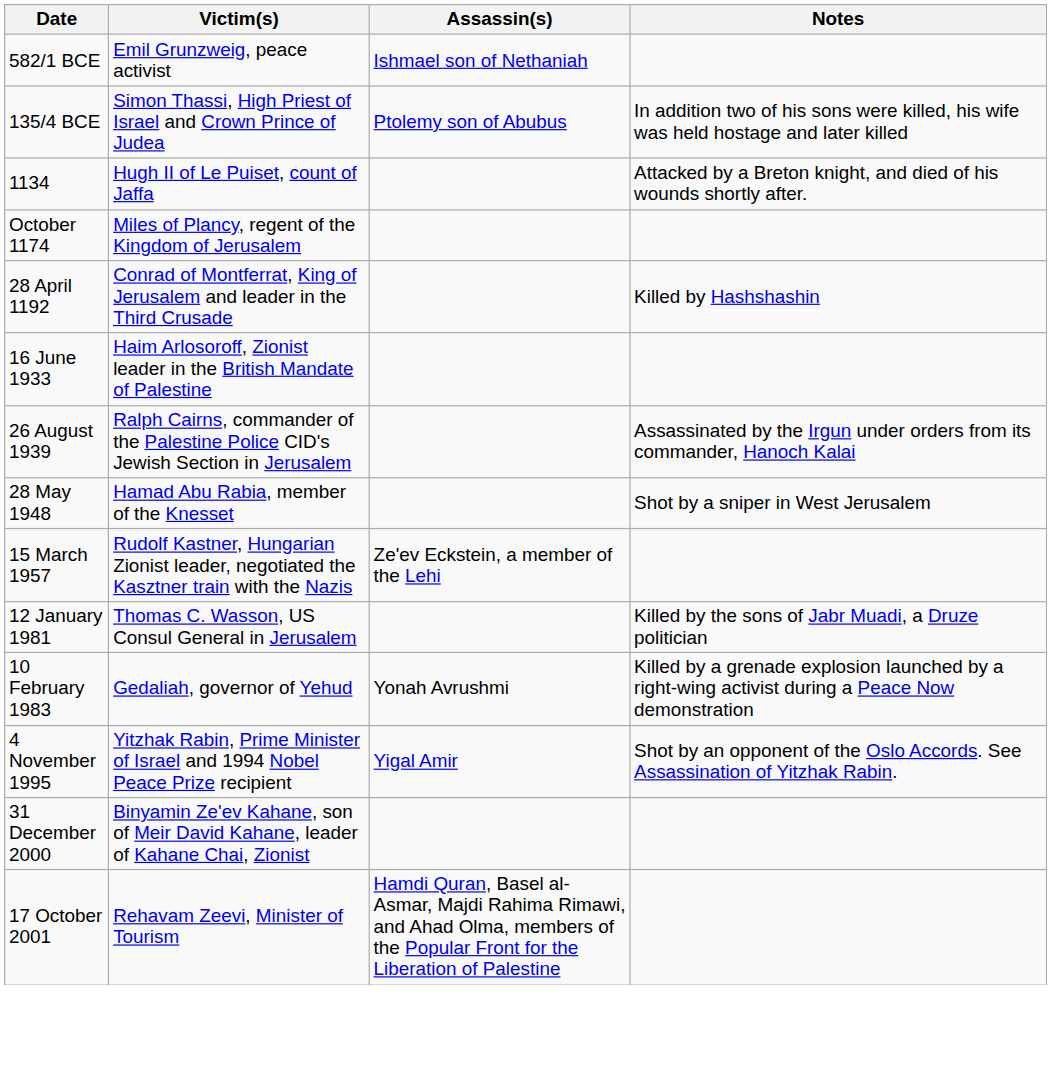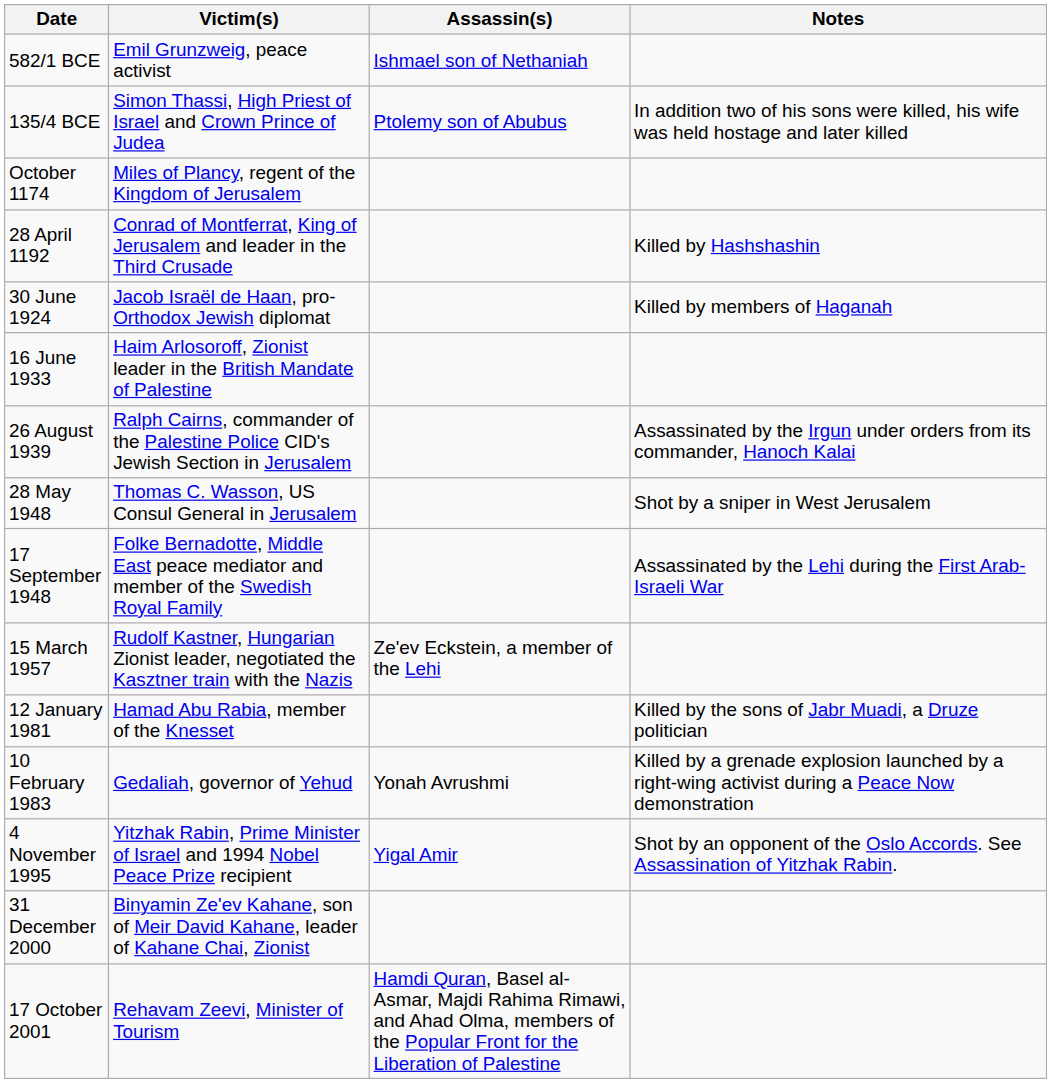- row: (29, 183)
+ row: (43, 307)
(230, 503) Hamad Abu Rabia, member of the Knesset -> (235, 503) Thomas C. Wasson, US Consul General in Jerusalem
+ row: (55, 575)
(235, 626) Thomas C. Wasson, US Consul General in Jerusalem -> (230, 720) Hamad Abu Rabia, member of the Knesset
